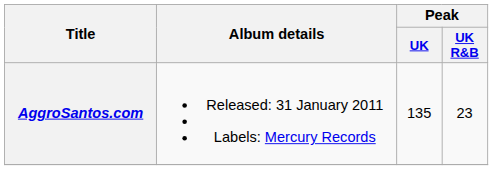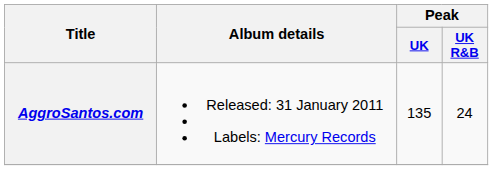(465, 113) 23 -> (465, 113) 24
